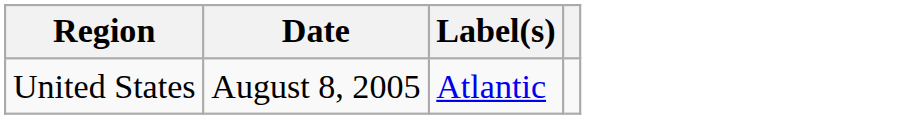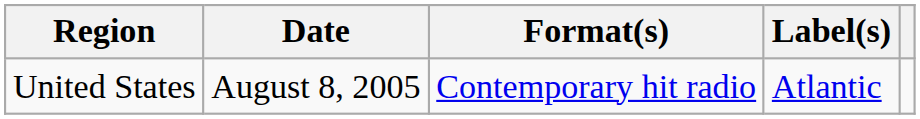+ column: (596, 31)
